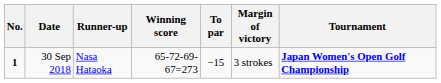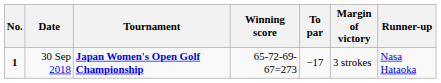columns swapped: (357, 26) <-> (102, 26)
(216, 63) −15 -> (315, 63) −17
